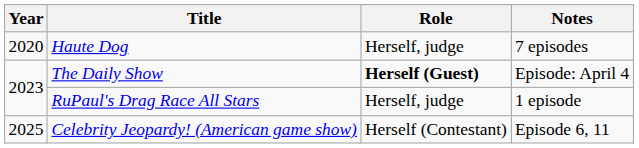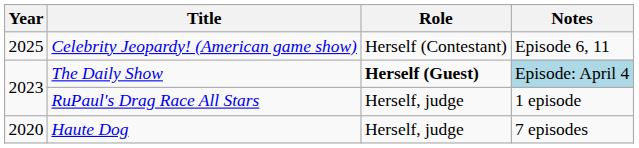rows swapped: (90, 45) <-> (204, 128)
(572, 73) no background -> (572, 73) lightblue background
